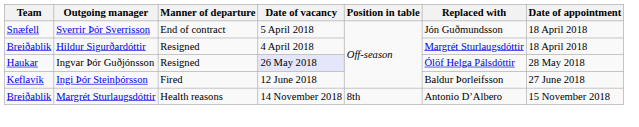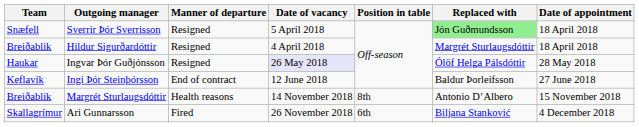(193, 29) End of contract -> (191, 29) Resigned
(464, 29) no background -> (474, 29) lightgreen background
(171, 79) Fired -> (203, 79) End of contract
+ row: (100, 113)
